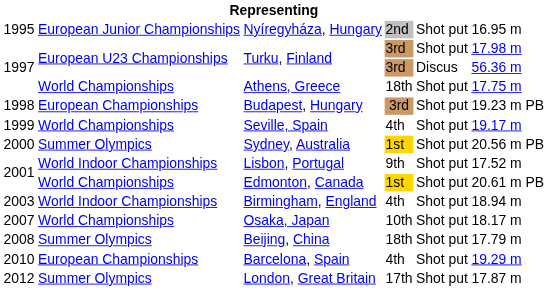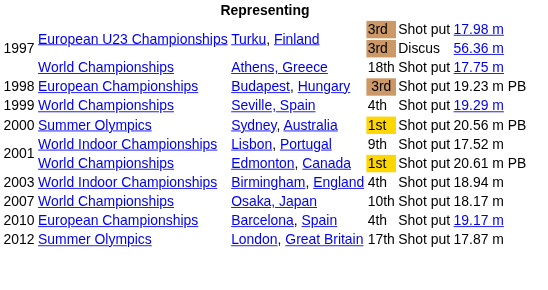- row: (19, 29)
(497, 125) 19.17 m -> (479, 106) 19.29 m
- row: (19, 240)
(497, 259) 19.29 m -> (479, 221) 19.17 m
